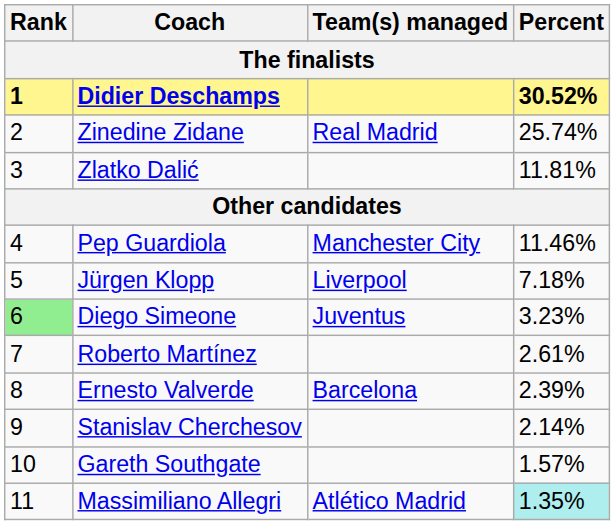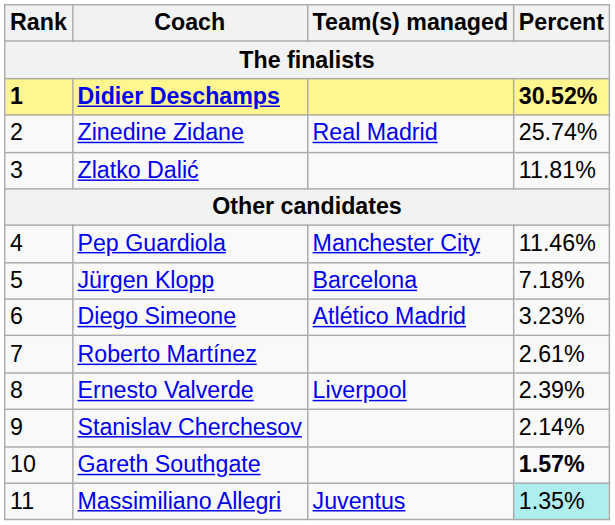(360, 280) Liverpool -> (365, 280) Barcelona
(17, 317) lightgreen background -> (17, 317) no background
(359, 317) Juventus -> (389, 317) Atlético Madrid
(365, 390) Barcelona -> (360, 390) Liverpool
(552, 464) normal -> (552, 464) bold
(389, 501) Atlético Madrid -> (359, 501) Juventus
